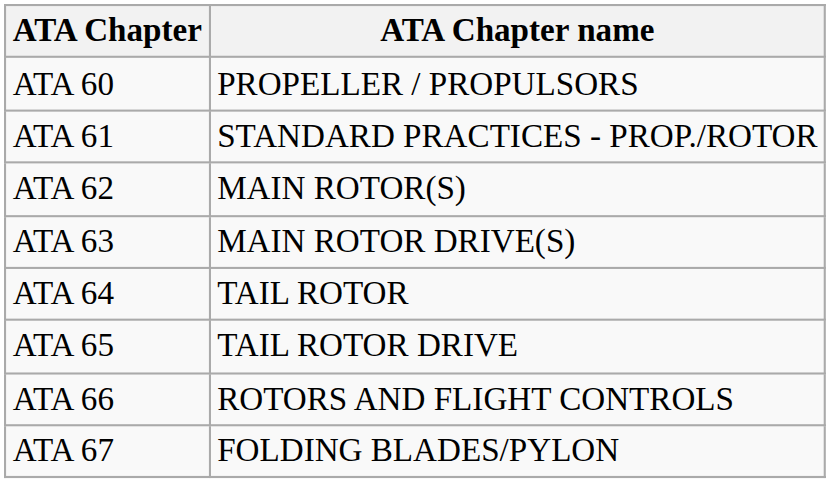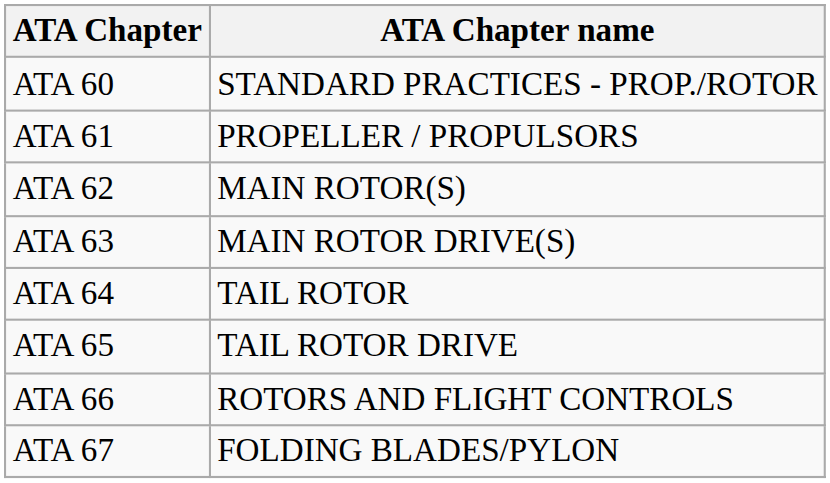(428, 83) PROPELLER / PROPULSORS -> (517, 83) STANDARD PRACTICES - PROP./ROTOR
(517, 135) STANDARD PRACTICES - PROP./ROTOR -> (428, 135) PROPELLER / PROPULSORS
